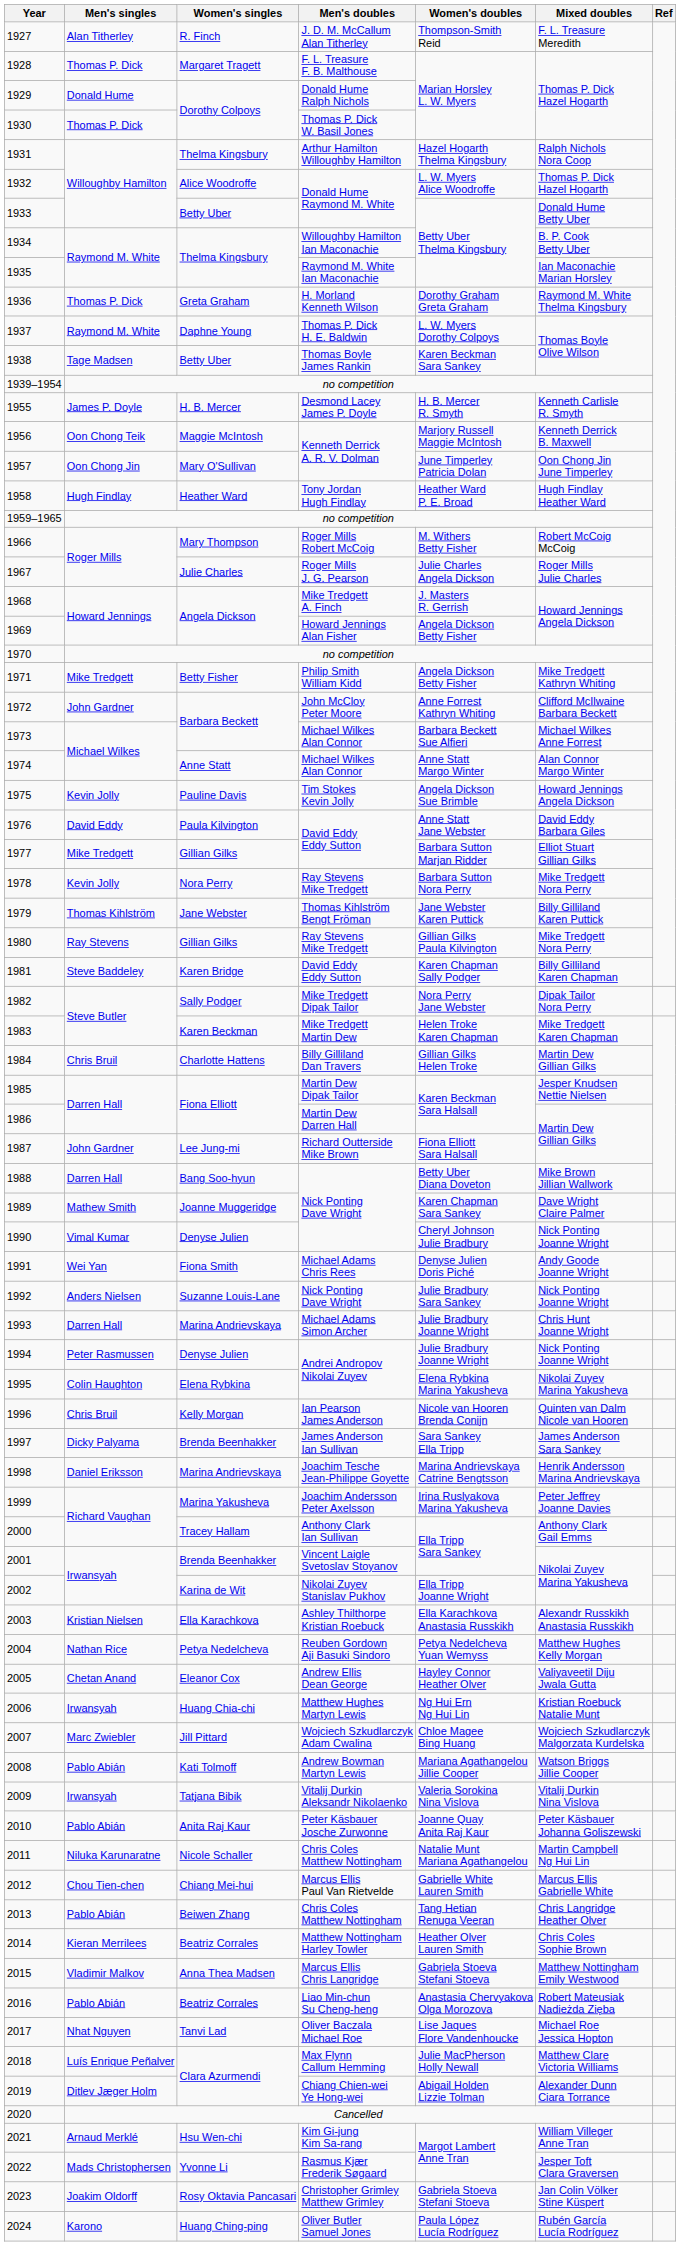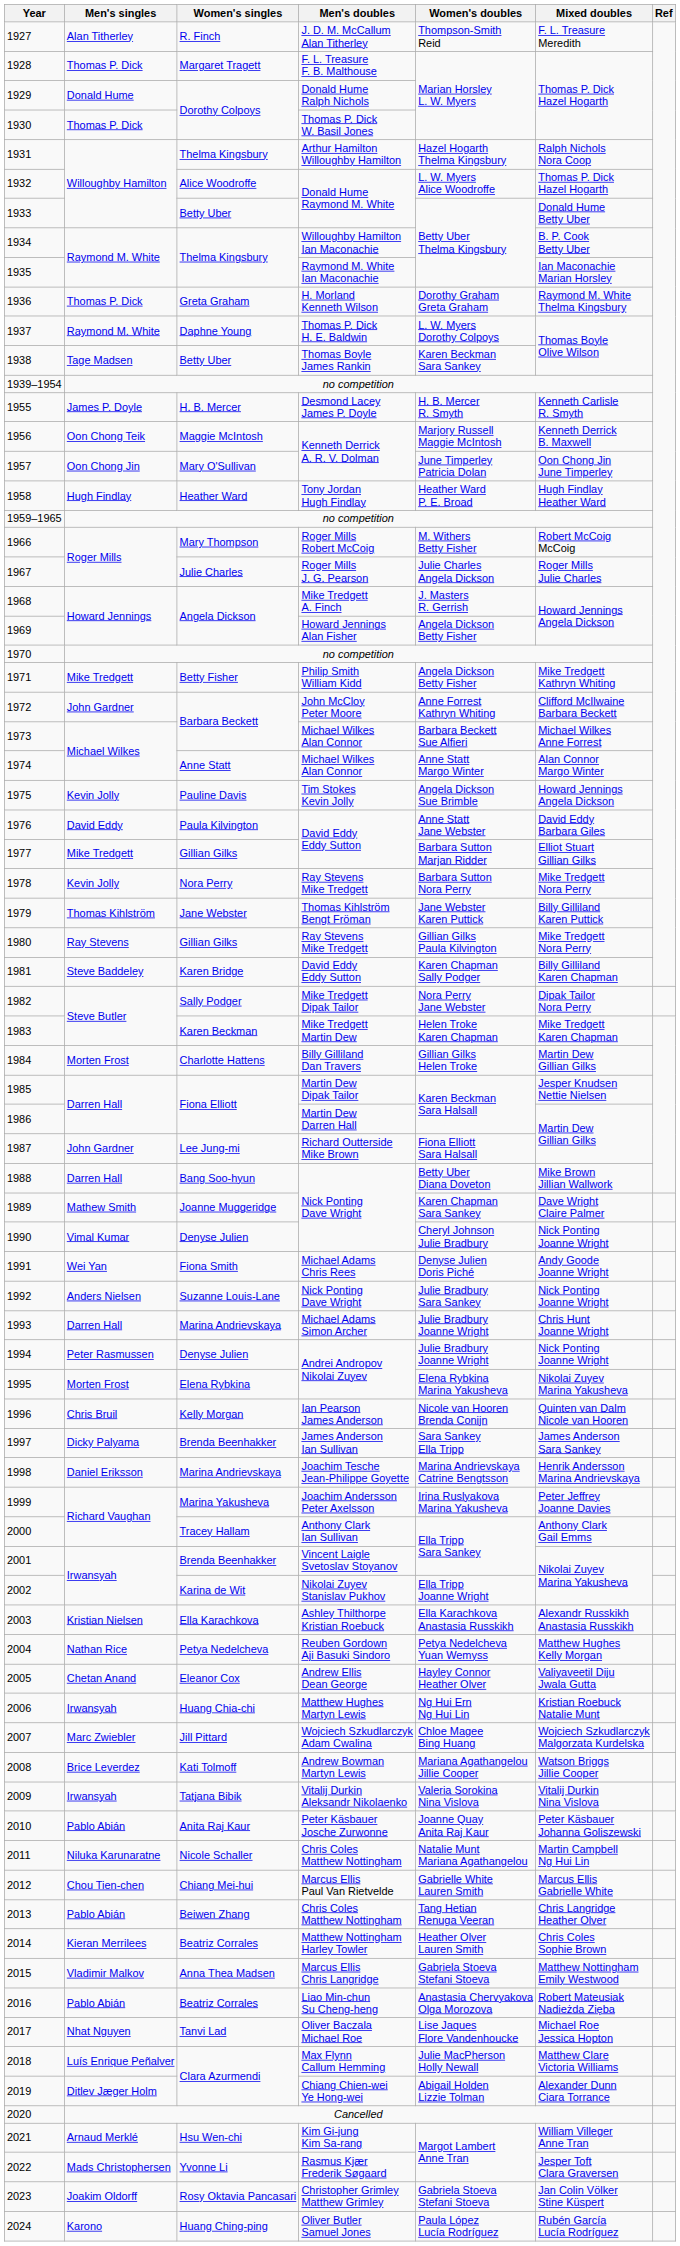(92, 1061) Chris Bruil -> (98, 1061) Morten Frost
(105, 1384) Colin Haughton -> (98, 1384) Morten Frost
(96, 1767) Pablo Abián -> (103, 1767) Brice Leverdez
